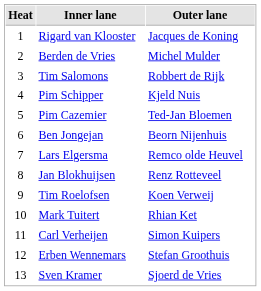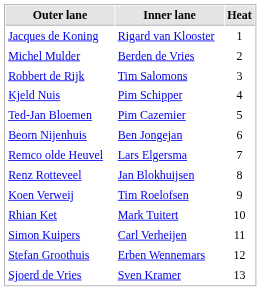columns swapped: (20, 15) <-> (200, 15)
